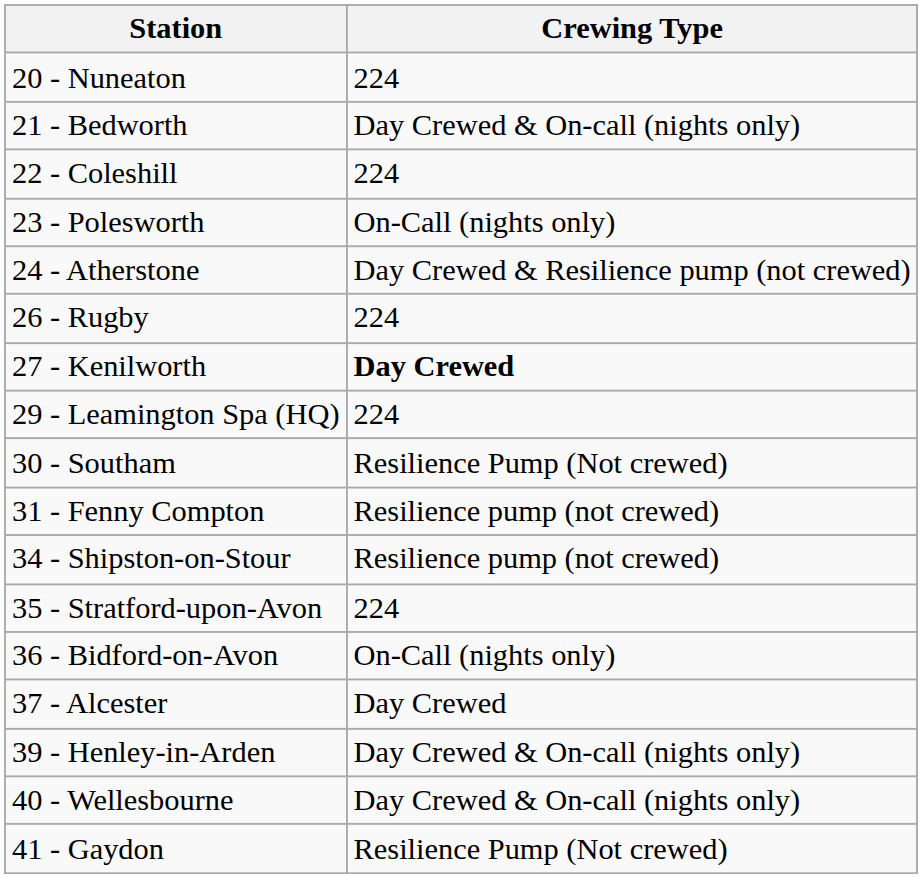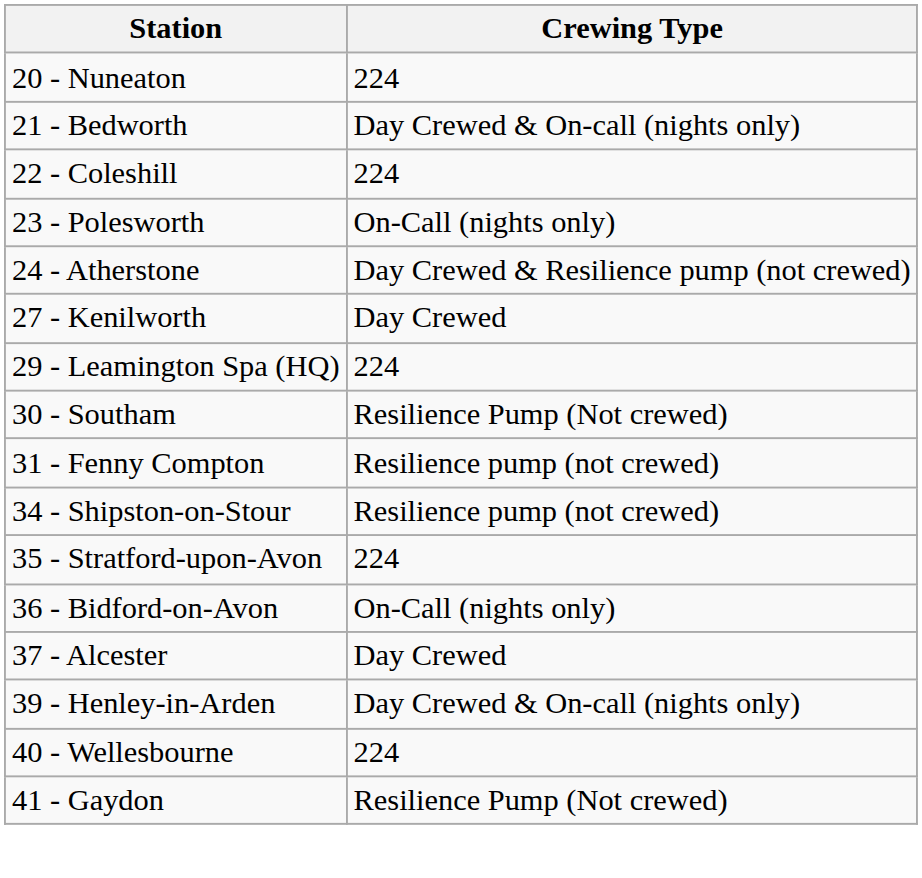- row: (80, 317)
(434, 366) bold -> (430, 317) normal
(577, 800) Day Crewed & On-call (nights only) -> (376, 751) 224
